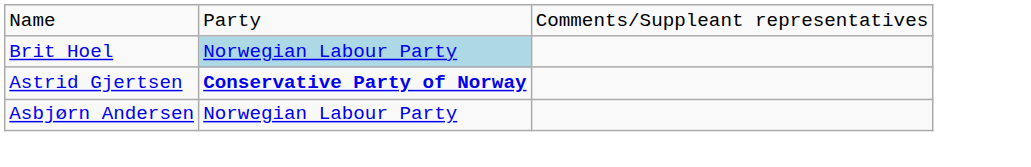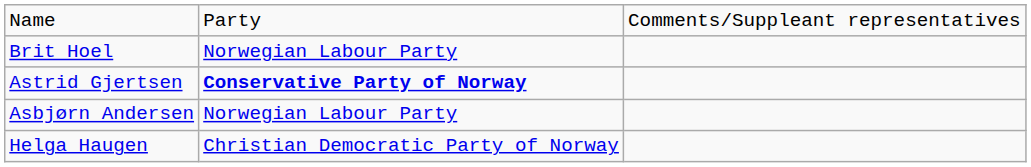(330, 52) lightblue background -> (330, 52) no background
+ row: (79, 146)
